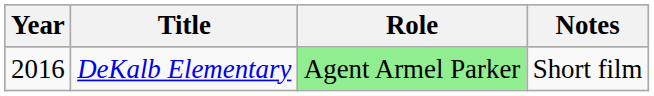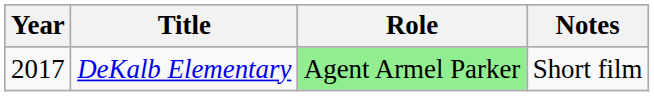(38, 68) 2016 -> (38, 68) 2017
